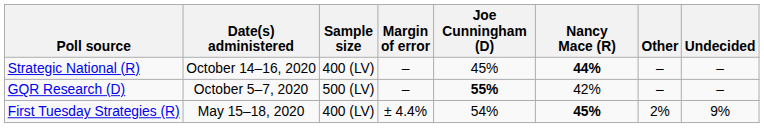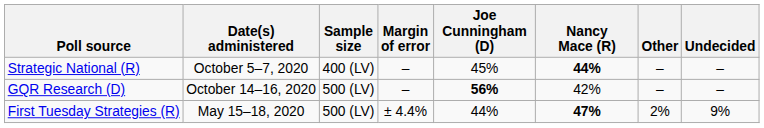(251, 68) October 14–16, 2020 -> (251, 68) October 5–7, 2020
(251, 90) October 5–7, 2020 -> (251, 90) October 14–16, 2020
(485, 90) 55% -> (485, 90) 56%
(348, 112) 400 (LV) -> (348, 112) 500 (LV)
(485, 112) 54% -> (485, 112) 44%
(587, 112) 45% -> (587, 112) 47%
